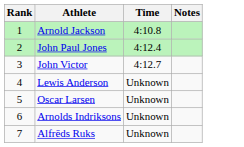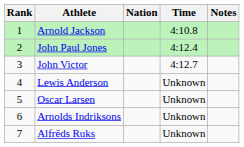+ column: (142, 13)
